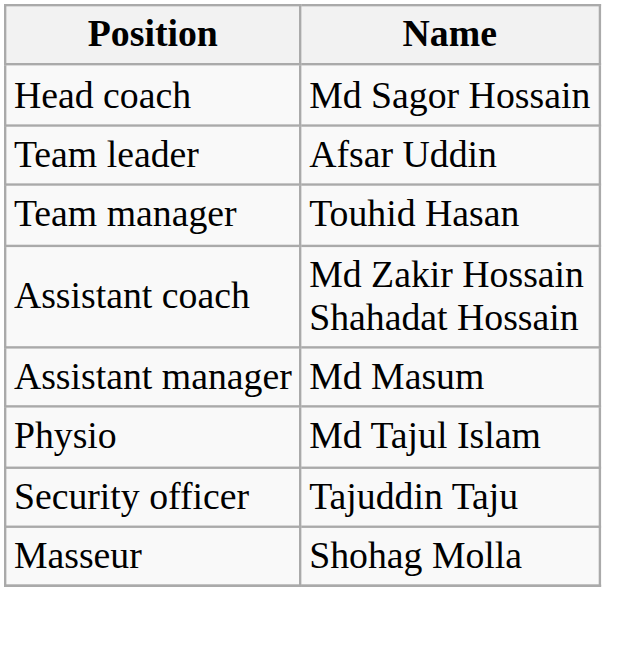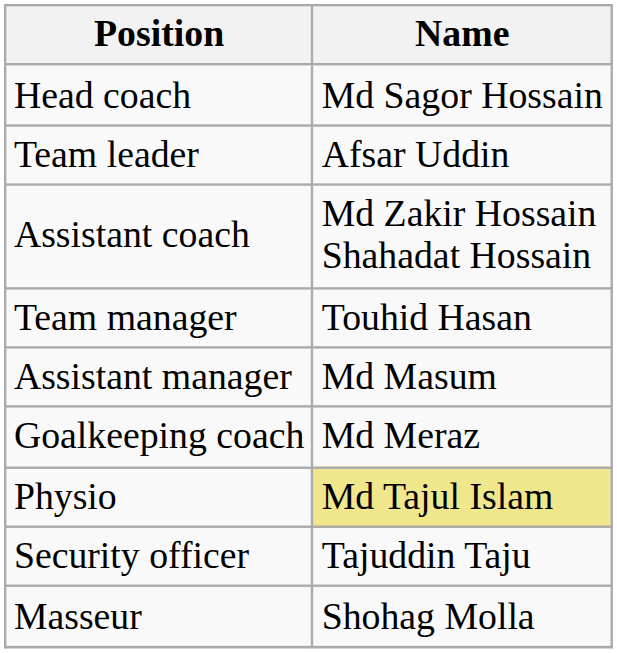rows swapped: (125, 214) <-> (132, 295)
+ row: (159, 436)
(425, 436) no background -> (438, 496) khaki background
